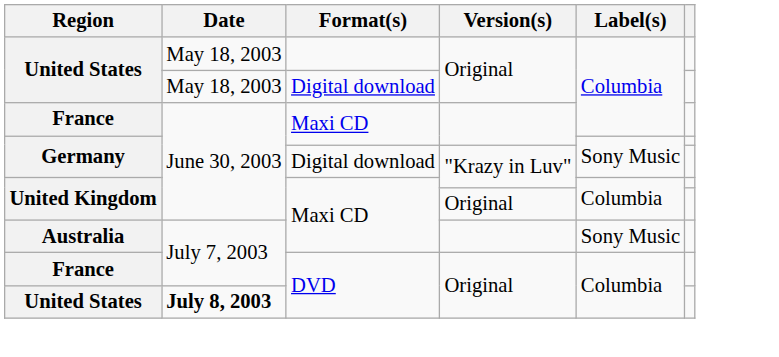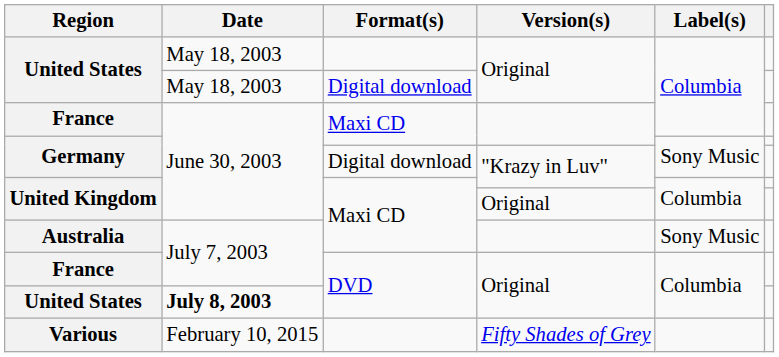+ row: (83, 334)
